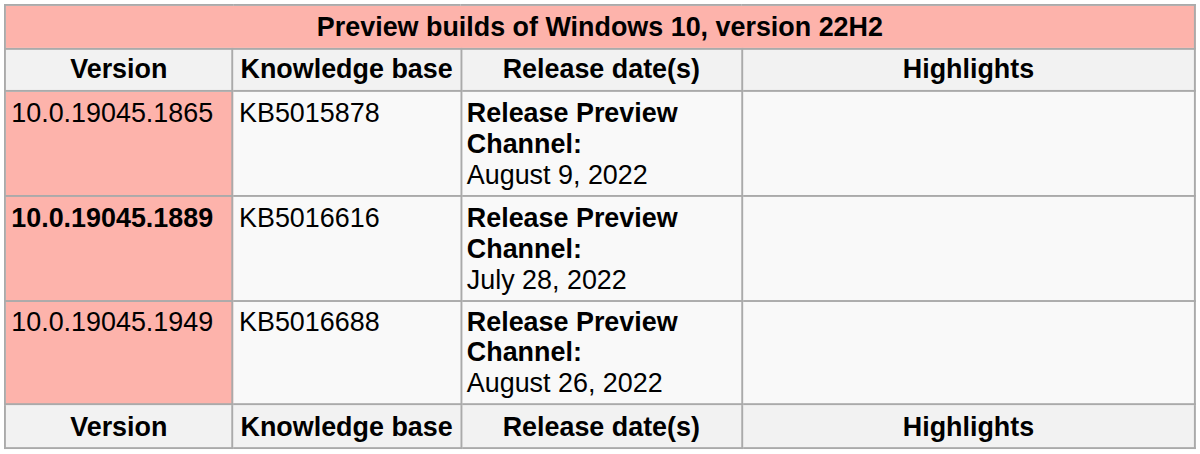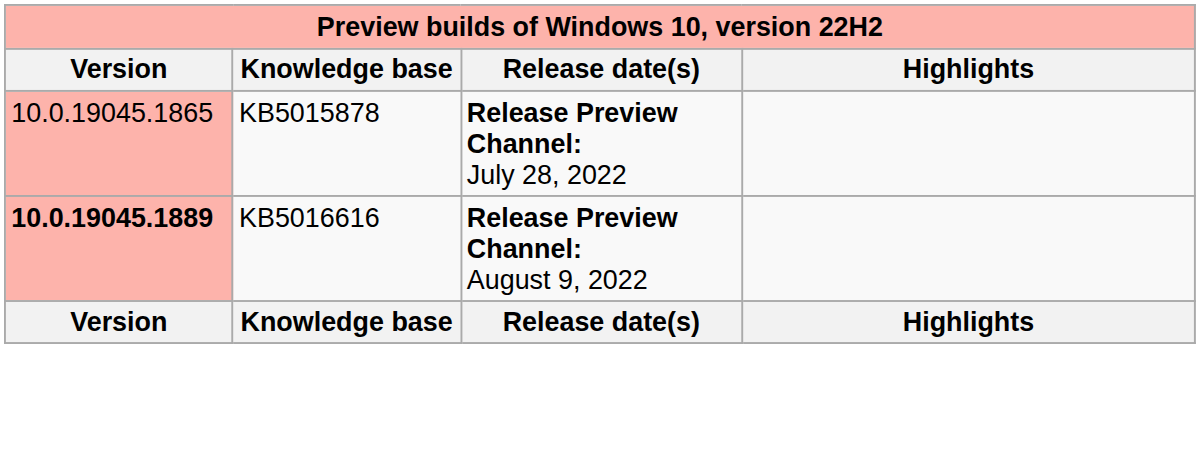(572, 144) Release Preview Channel: August 9, 2022 -> (572, 144) Release Preview Channel: July 28, 2022
(572, 248) Release Preview Channel: July 28, 2022 -> (572, 248) Release Preview Channel: August 9, 2022
- row: (309, 322)
